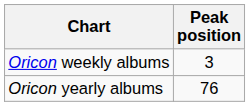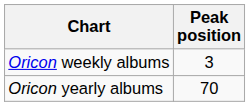(209, 88) 76 -> (209, 88) 70
